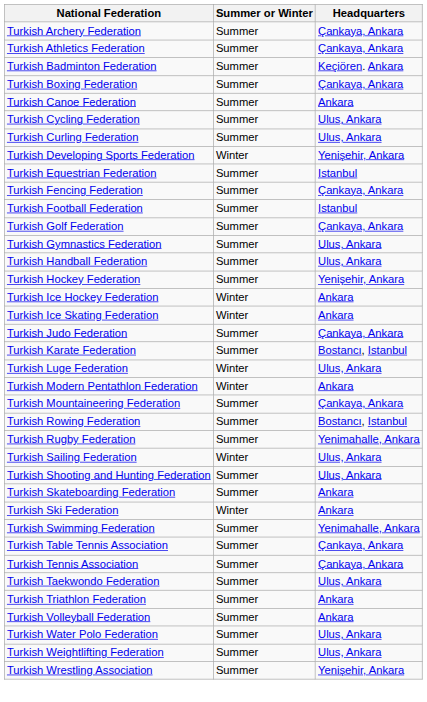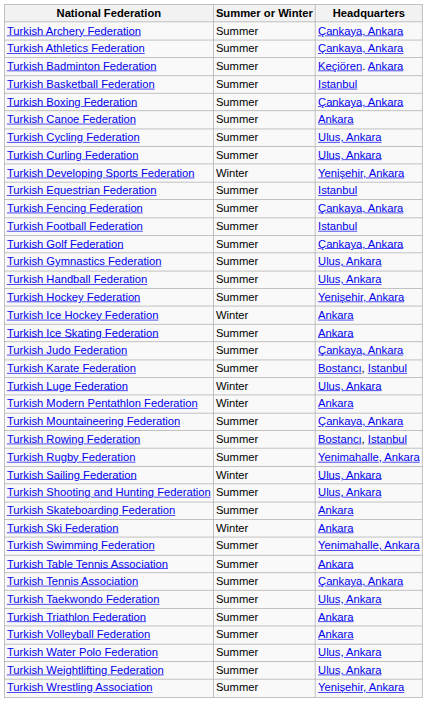+ row: (81, 84)
(232, 315) Winter -> (237, 333) Summer
(361, 546) Çankaya, Ankara -> (336, 564) Ankara
